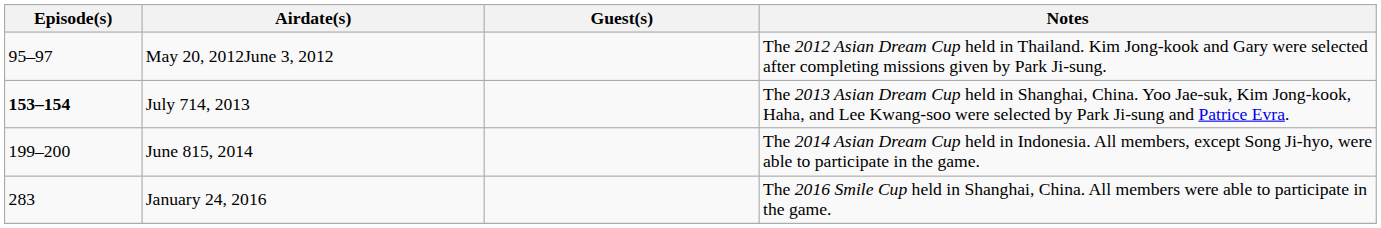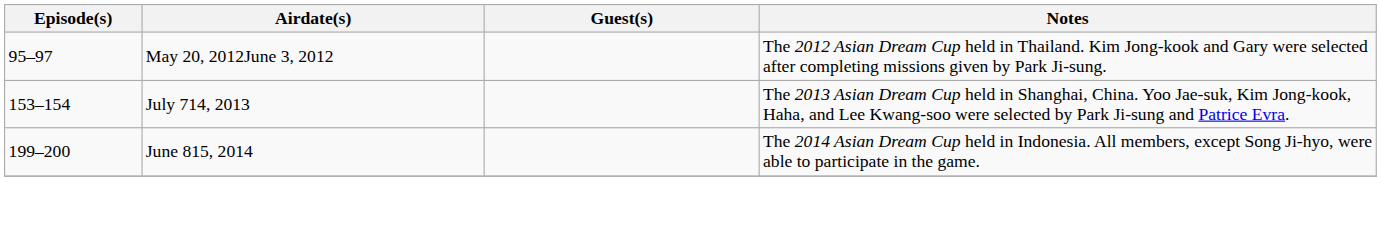(39, 103) bold -> (39, 103) normal
- row: (206, 199)
